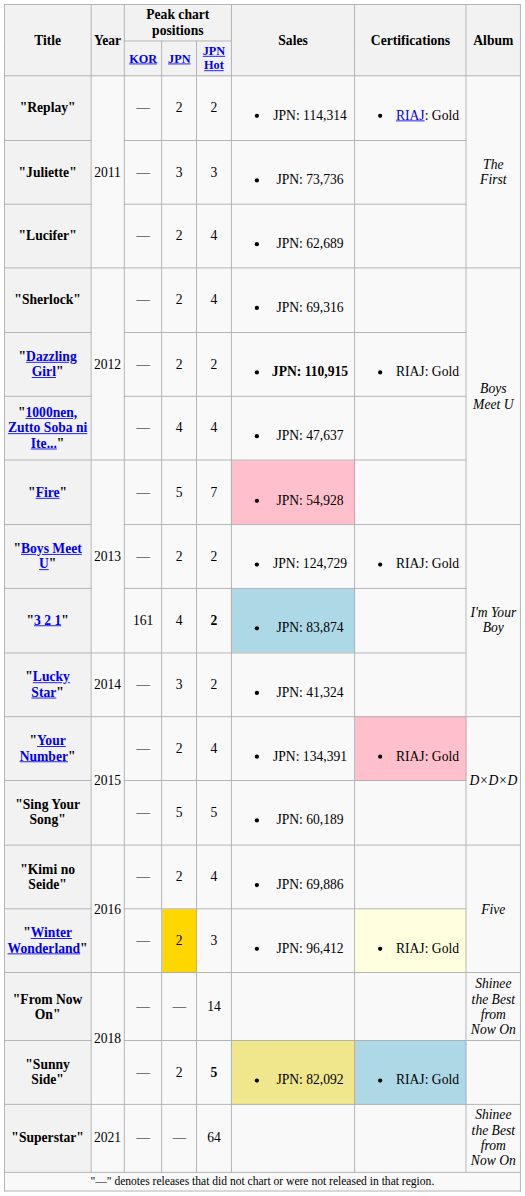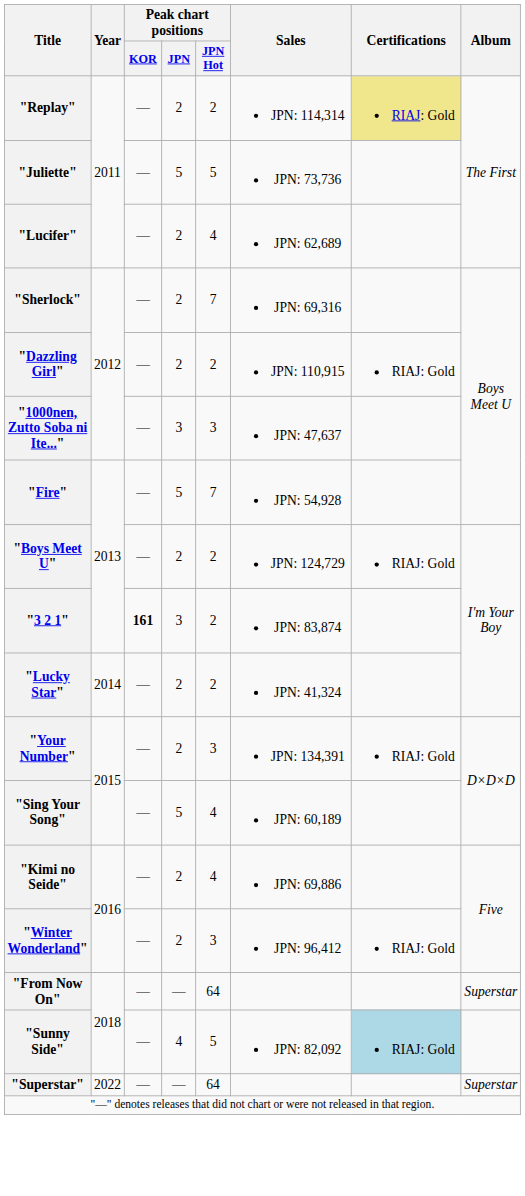(410, 116) no background -> (406, 116) khaki background
(179, 172) 3 -> (179, 172) 5
(214, 172) 3 -> (213, 172) 5
(214, 300) 4 -> (213, 300) 7
(293, 372) bold -> (291, 372) normal
(179, 428) 4 -> (179, 428) 3
(214, 428) 4 -> (213, 428) 3
(293, 500) pink background -> (291, 500) no background
(143, 620) normal -> (143, 620) bold
(179, 620) 4 -> (179, 620) 3
(214, 620) bold -> (213, 620) normal
(293, 628) lightblue background -> (291, 628) no background
(179, 684) 3 -> (179, 684) 2
(214, 748) 4 -> (213, 748) 3
(410, 756) pink background -> (406, 756) no background
(214, 812) 5 -> (213, 812) 4
(179, 940) gold background -> (179, 940) no background
(410, 949) lightyellow background -> (406, 949) no background
(214, 1006) 14 -> (213, 991) 64
(493, 1006) Shinee the Best from Now On -> (491, 991) Superstar
(179, 1072) 2 -> (179, 1041) 4
(214, 1072) bold -> (213, 1041) normal
(293, 1080) khaki background -> (291, 1049) no background
(108, 1138) 2021 -> (108, 1084) 2022
(493, 1138) Shinee the Best from Now On -> (491, 1084) Superstar
